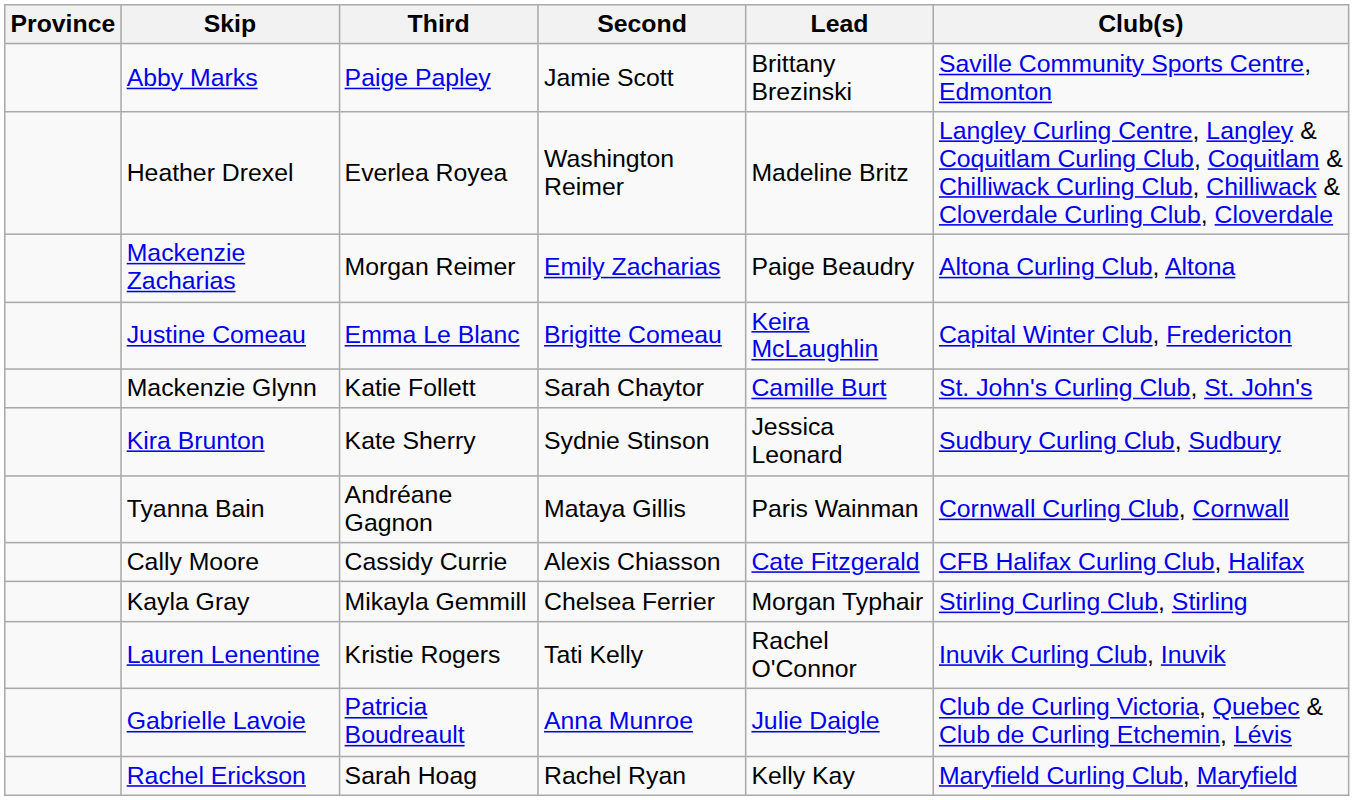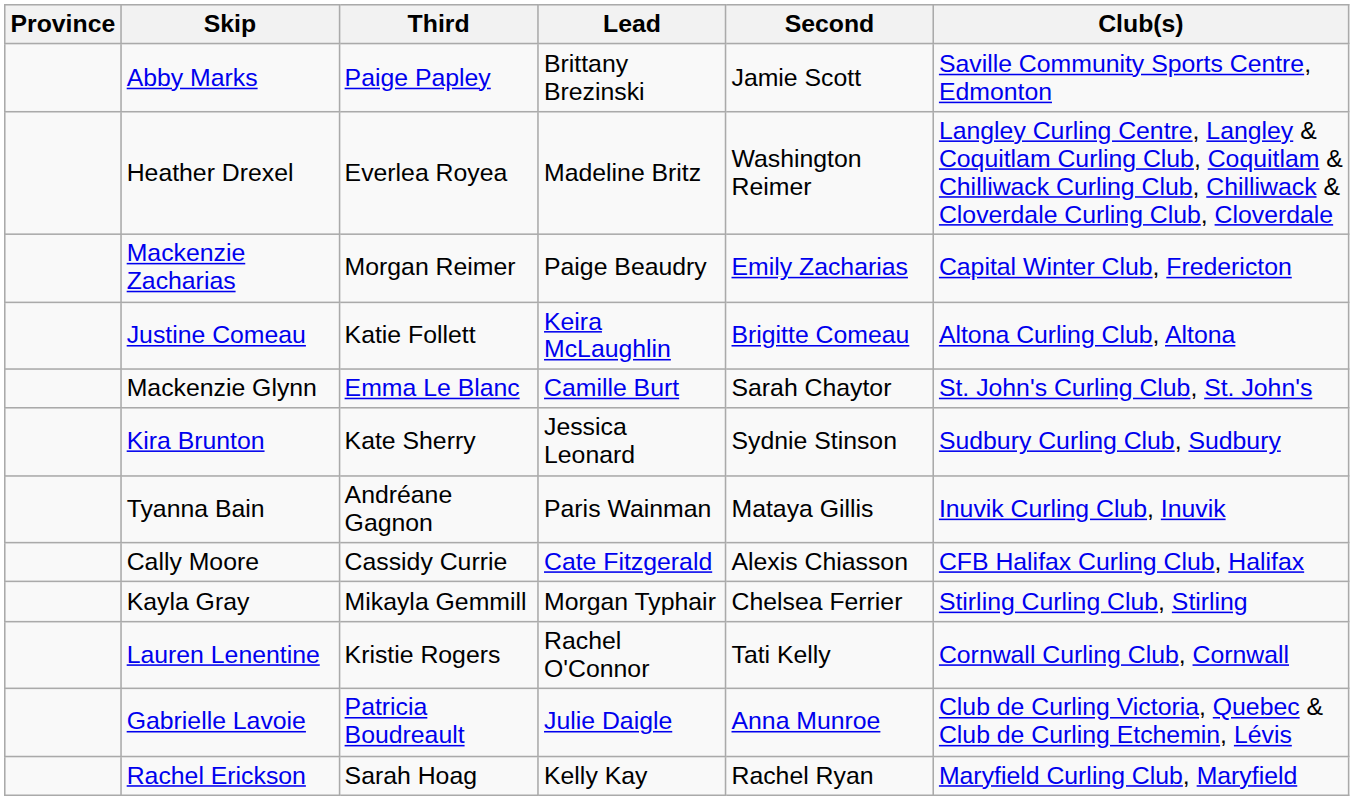columns swapped: (642, 24) <-> (839, 24)
(1087, 267) Altona Curling Club, Altona -> (1115, 267) Capital Winter Club, Fredericton
(432, 334) Emma Le Blanc -> (410, 334) Katie Follett
(1115, 334) Capital Winter Club, Fredericton -> (1087, 334) Altona Curling Club, Altona
(410, 388) Katie Follett -> (432, 388) Emma Le Blanc
(1114, 508) Cornwall Curling Club, Cornwall -> (1082, 508) Inuvik Curling Club, Inuvik
(1082, 654) Inuvik Curling Club, Inuvik -> (1114, 654) Cornwall Curling Club, Cornwall
